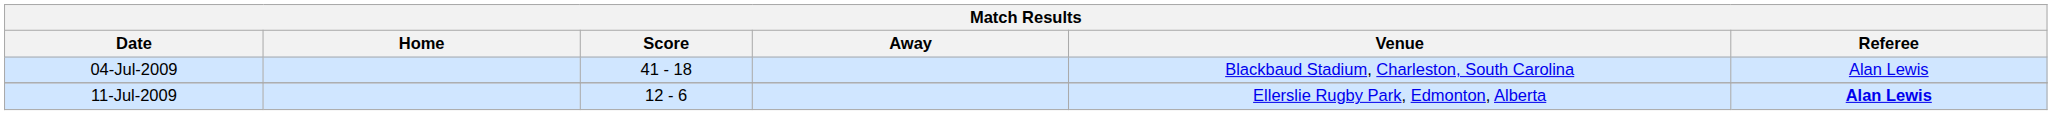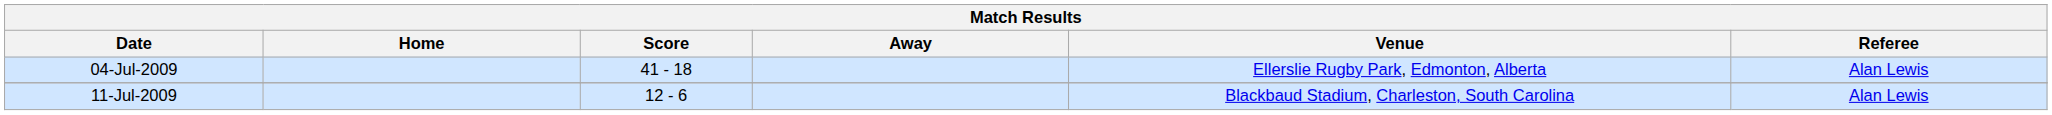(1400, 69) Blackbaud Stadium, Charleston, South Carolina -> (1400, 69) Ellerslie Rugby Park, Edmonton, Alberta
(1400, 95) Ellerslie Rugby Park, Edmonton, Alberta -> (1400, 95) Blackbaud Stadium, Charleston, South Carolina
(1889, 95) bold -> (1889, 95) normal
